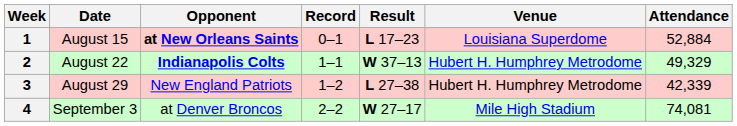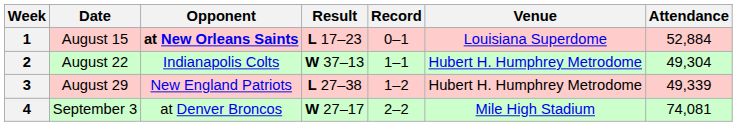columns swapped: (392, 16) <-> (331, 16)
(221, 62) bold -> (221, 62) normal
(689, 62) 49,329 -> (689, 62) 49,304
(689, 86) 42,339 -> (689, 86) 49,339
